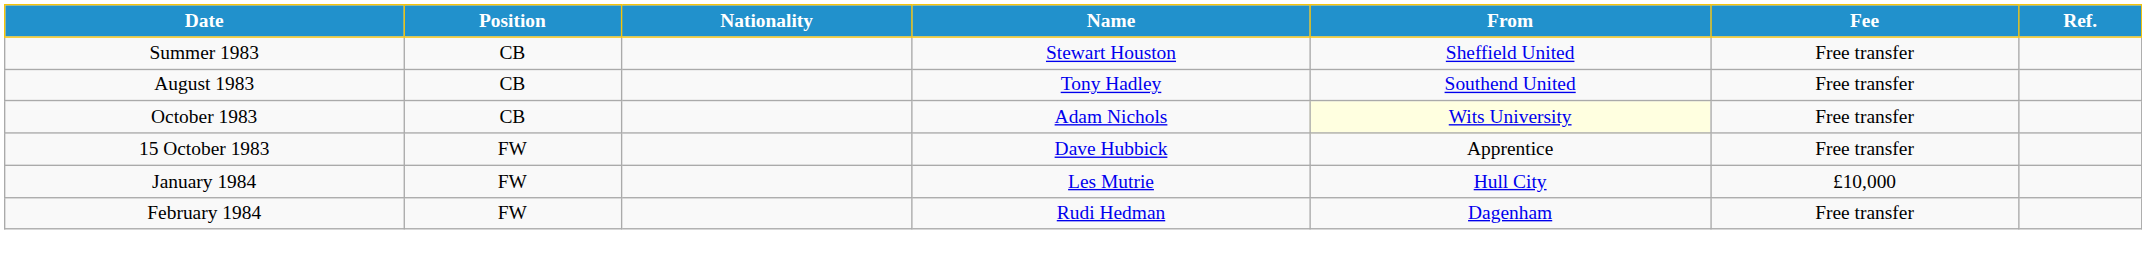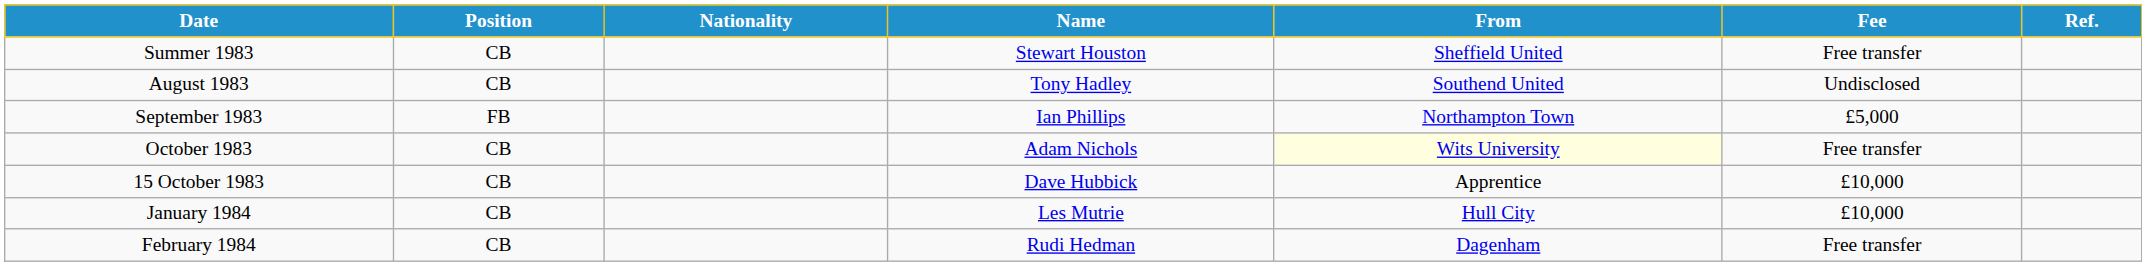(1865, 85) Free transfer -> (1872, 85) Undisclosed
+ row: (199, 117)
(512, 149) FW -> (499, 181) CB
(1865, 149) Free transfer -> (1872, 181) £10,000
(512, 181) FW -> (499, 213) CB
(512, 213) FW -> (499, 245) CB
